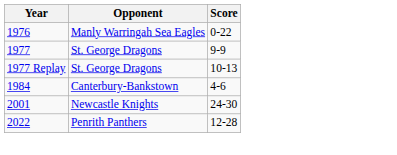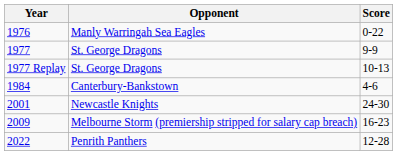+ row: (19, 123)
